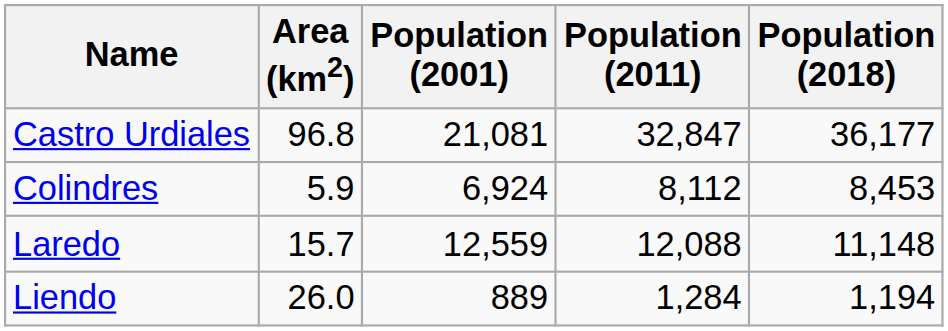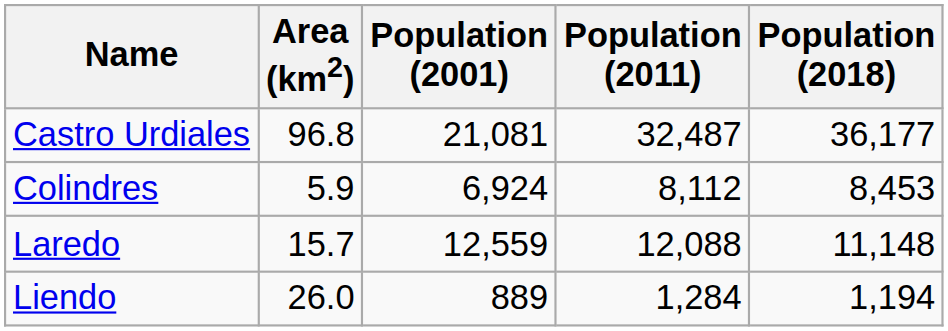(689, 134) 32,847 -> (689, 134) 32,487
